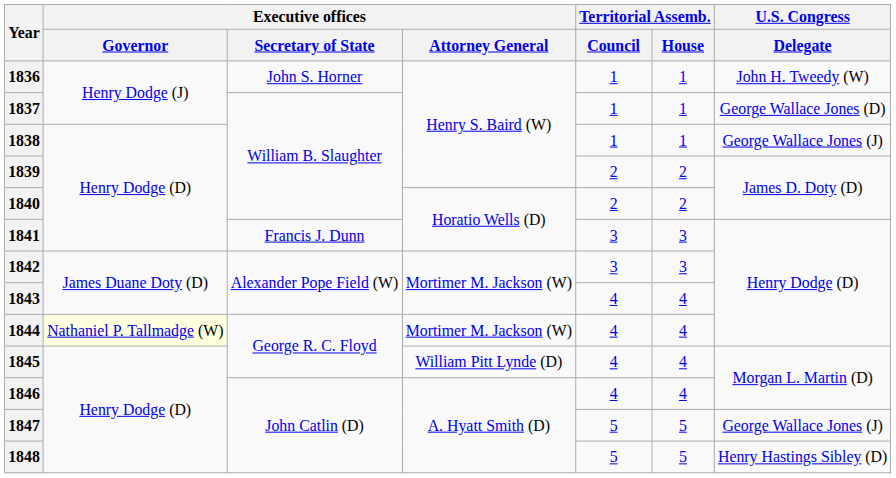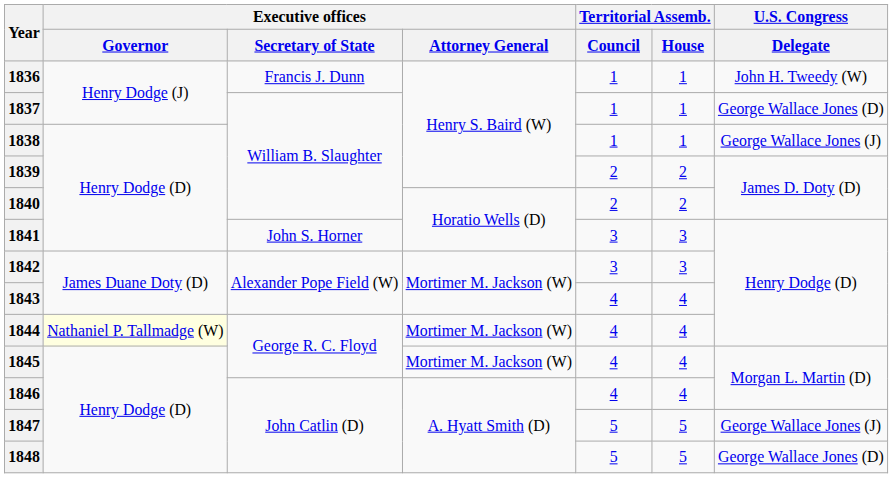(315, 77) John S. Horner -> (315, 77) Francis J. Dunn
(315, 235) Francis J. Dunn -> (315, 235) John S. Horner
(489, 362) William Pitt Lynde (D) -> (489, 362) Mortimer M. Jackson (W)
(803, 457) Henry Hastings Sibley (D) -> (801, 457) George Wallace Jones (D)
